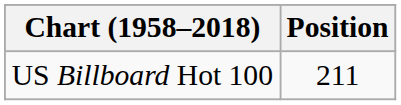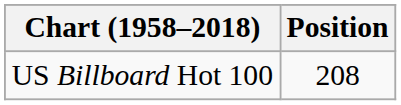(338, 74) 211 -> (338, 74) 208
